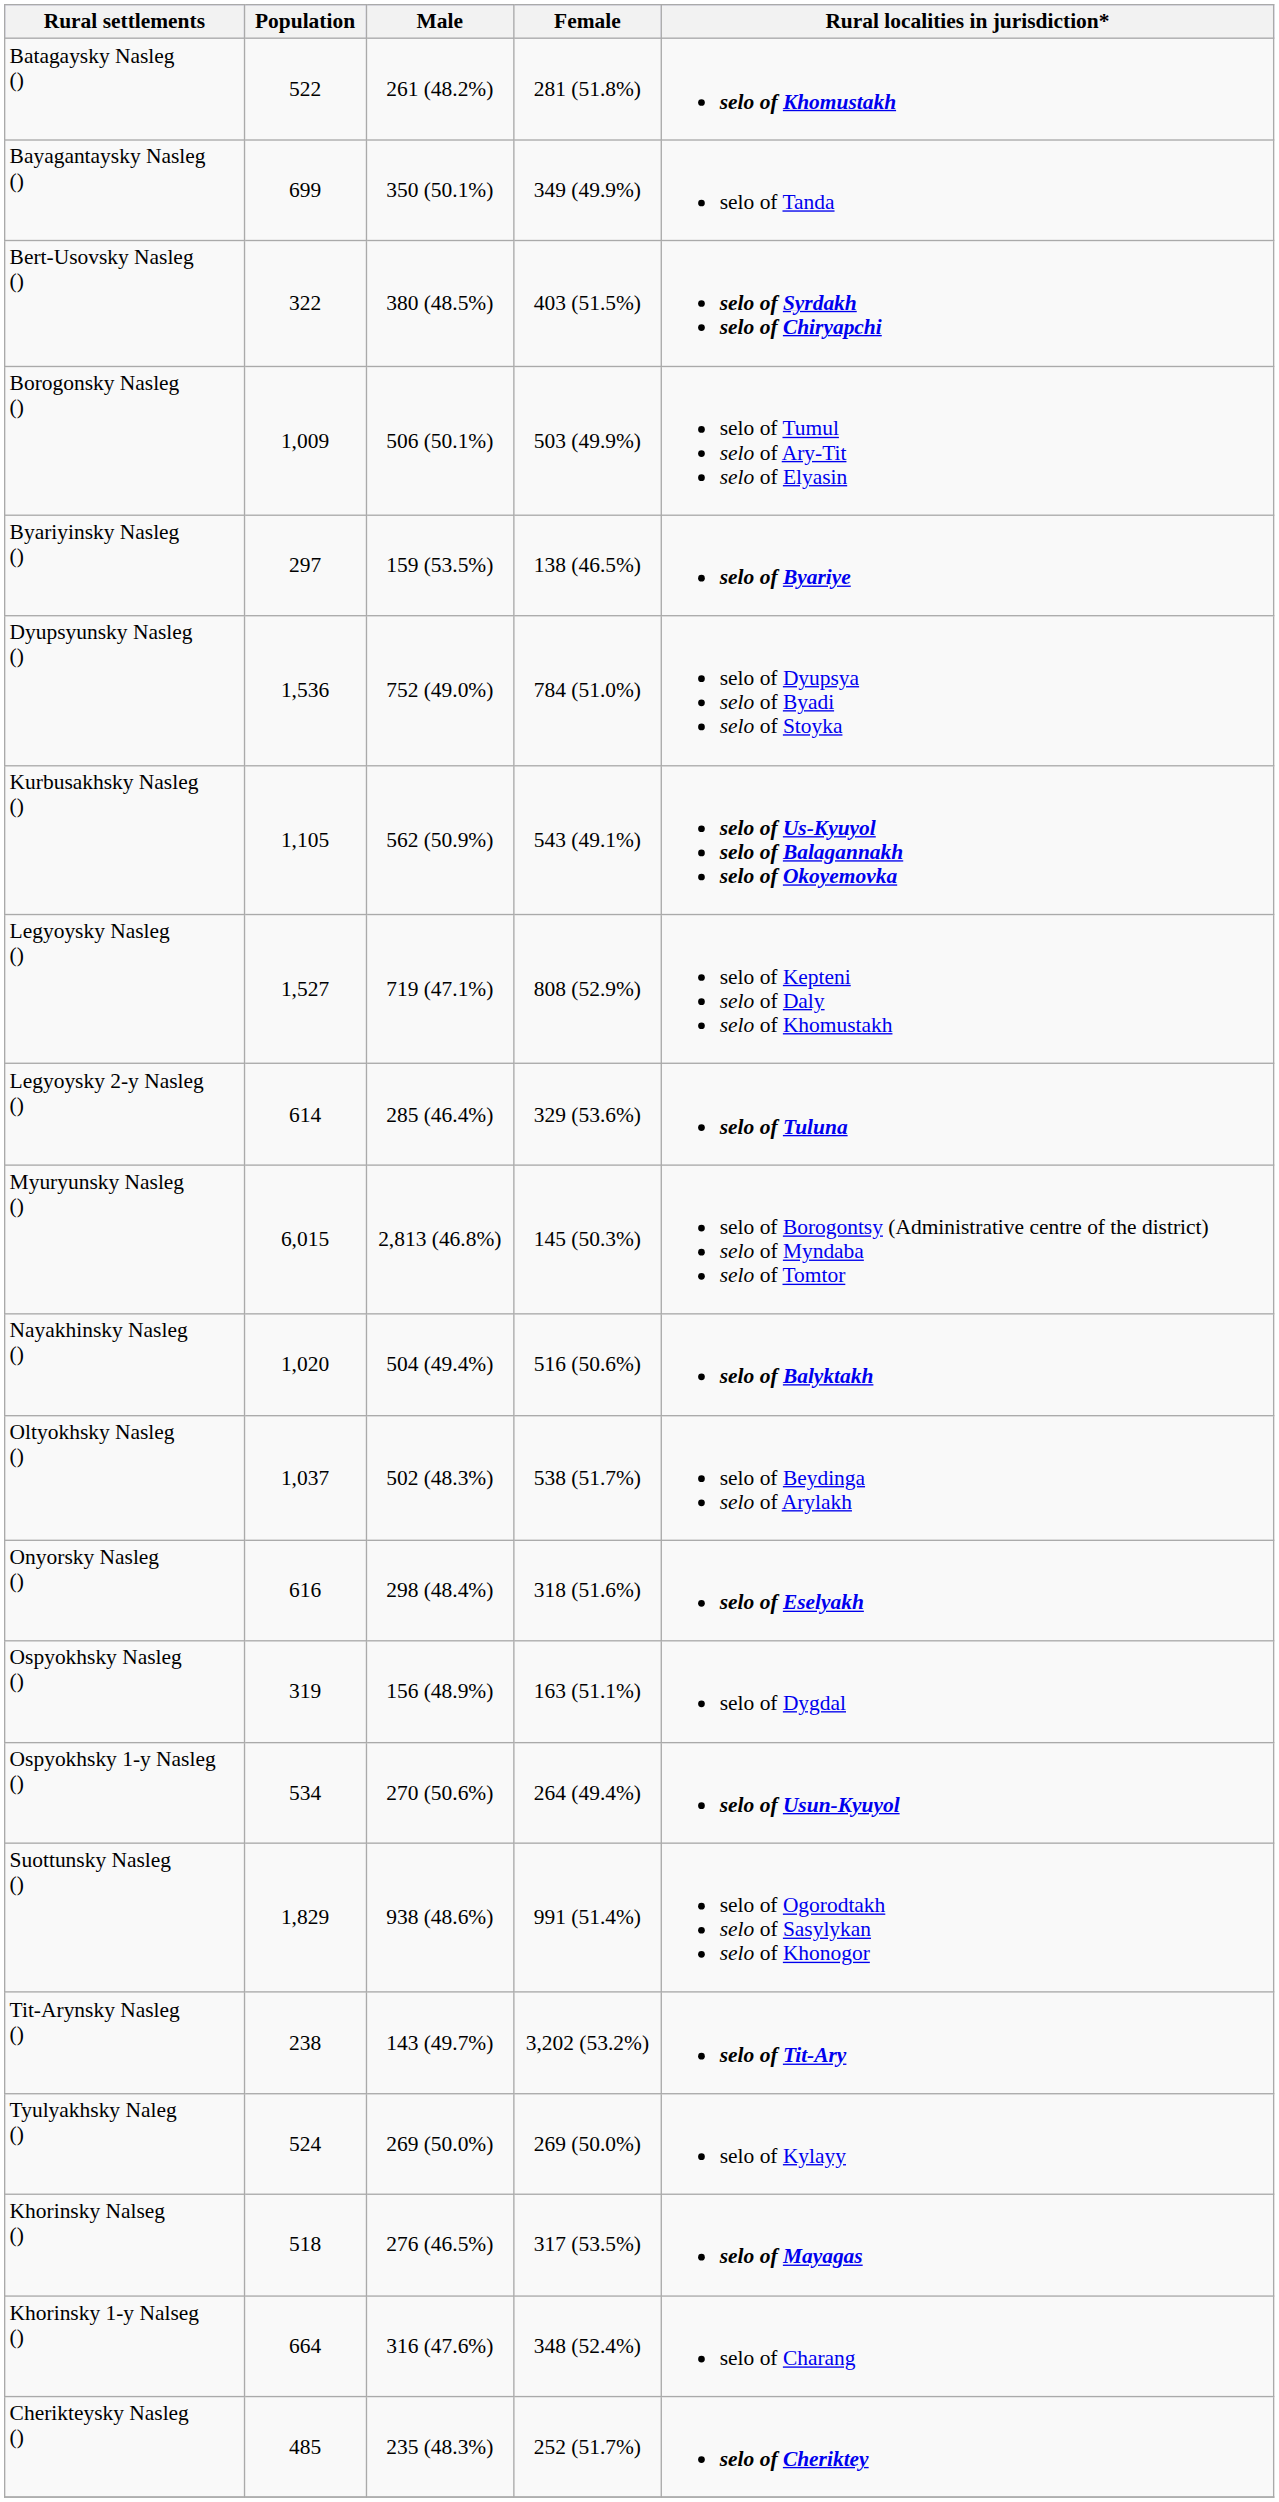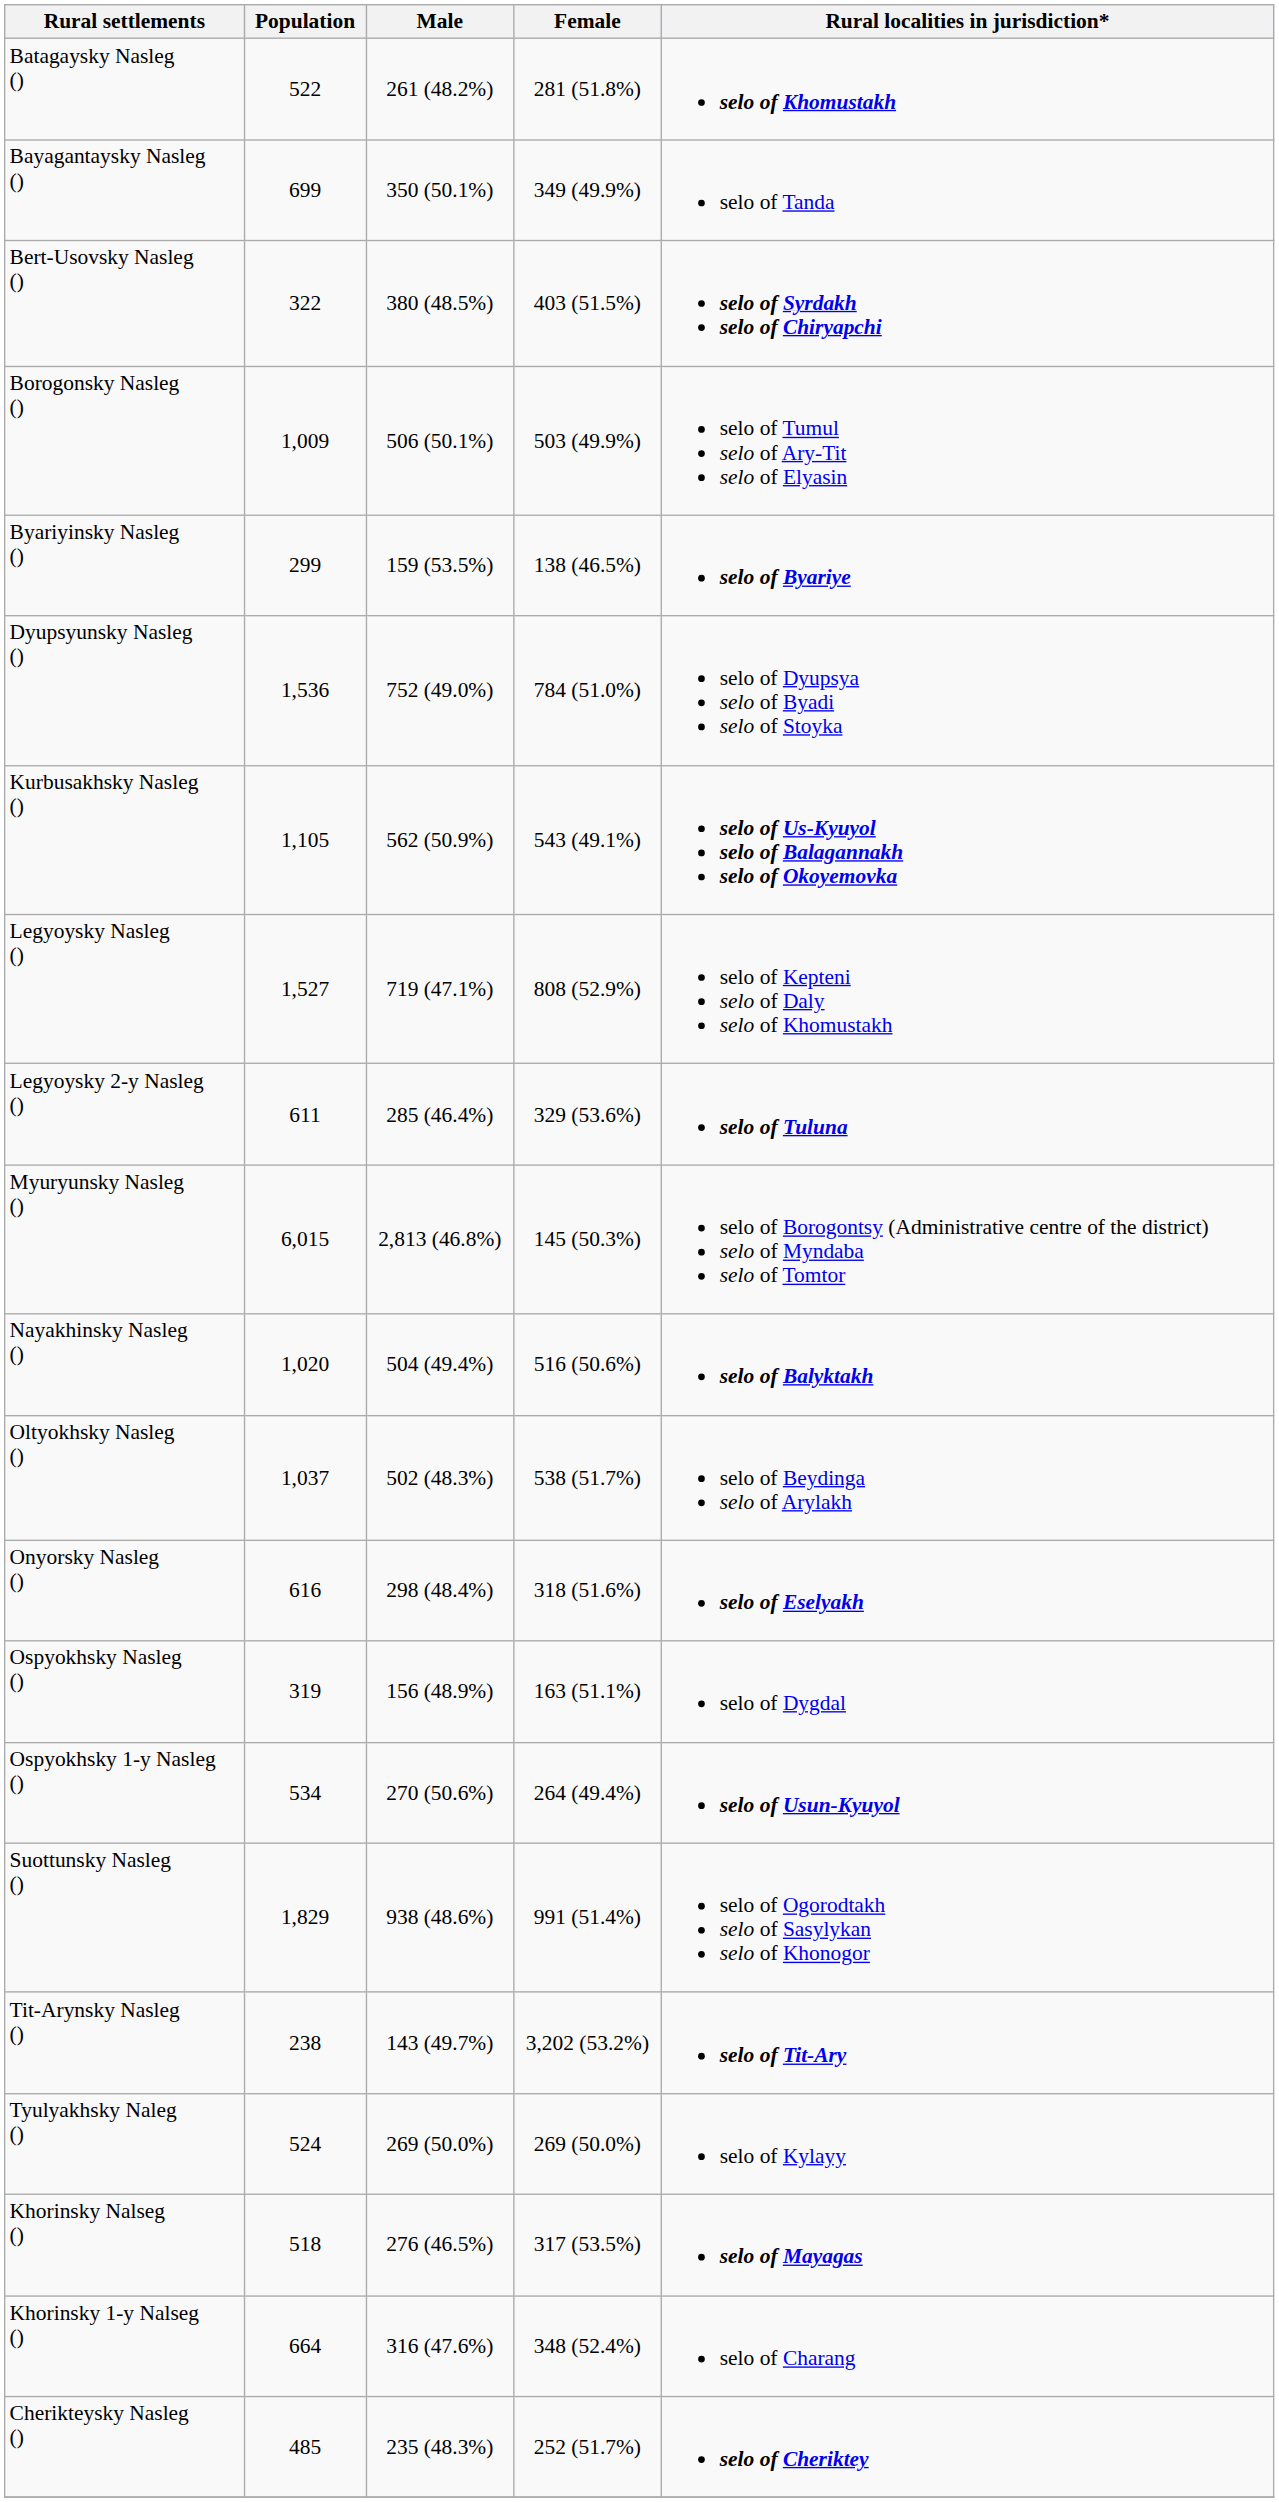(305, 565) 297 -> (305, 565) 299
(305, 1114) 614 -> (305, 1114) 611
